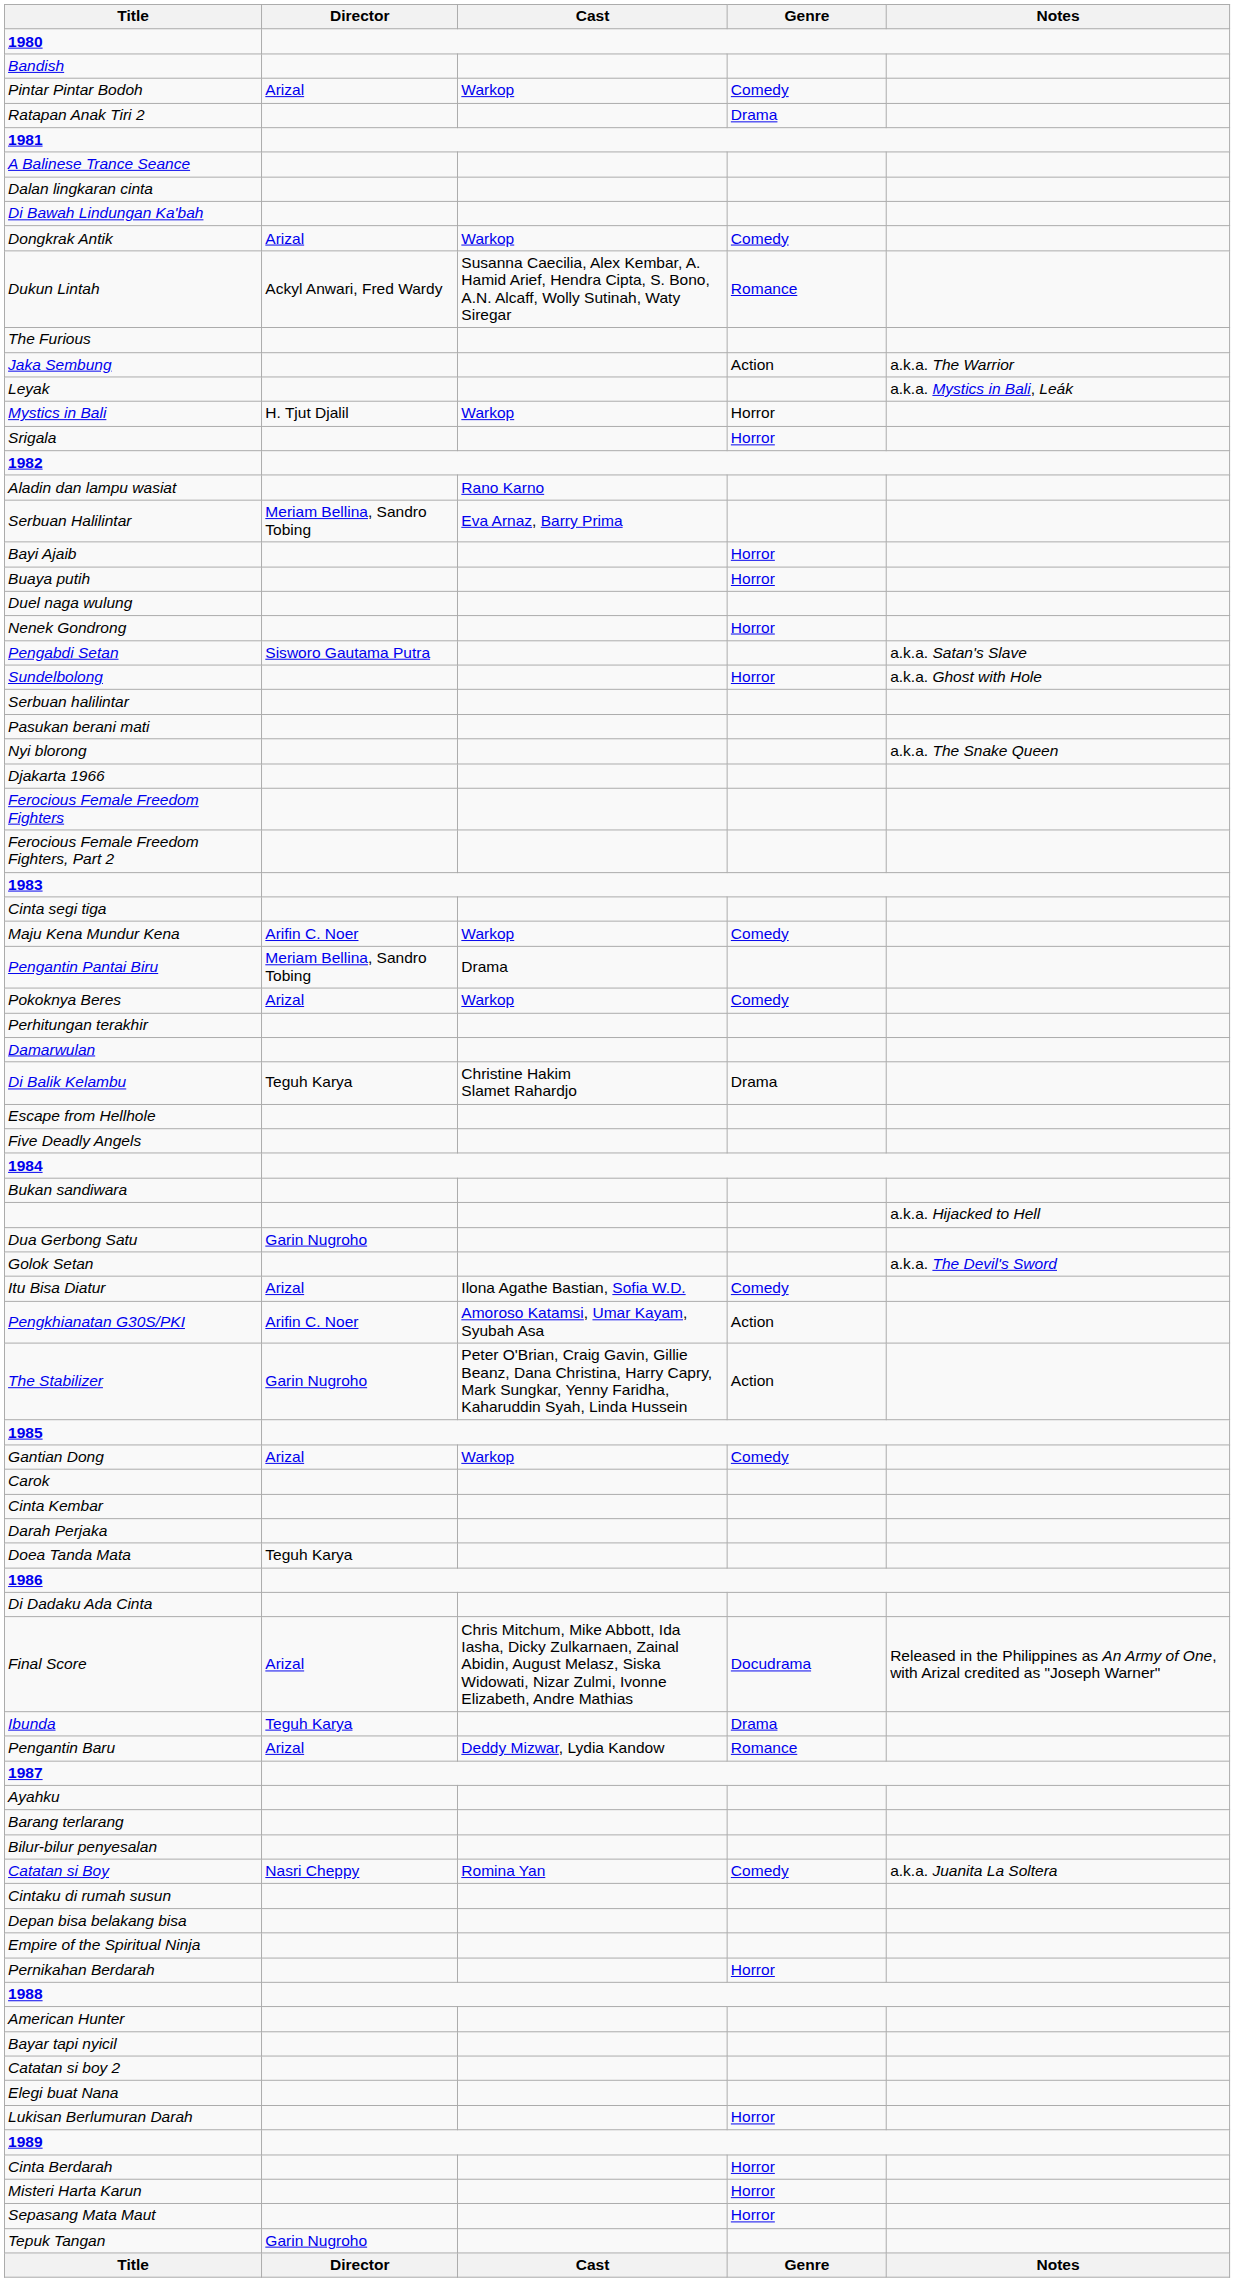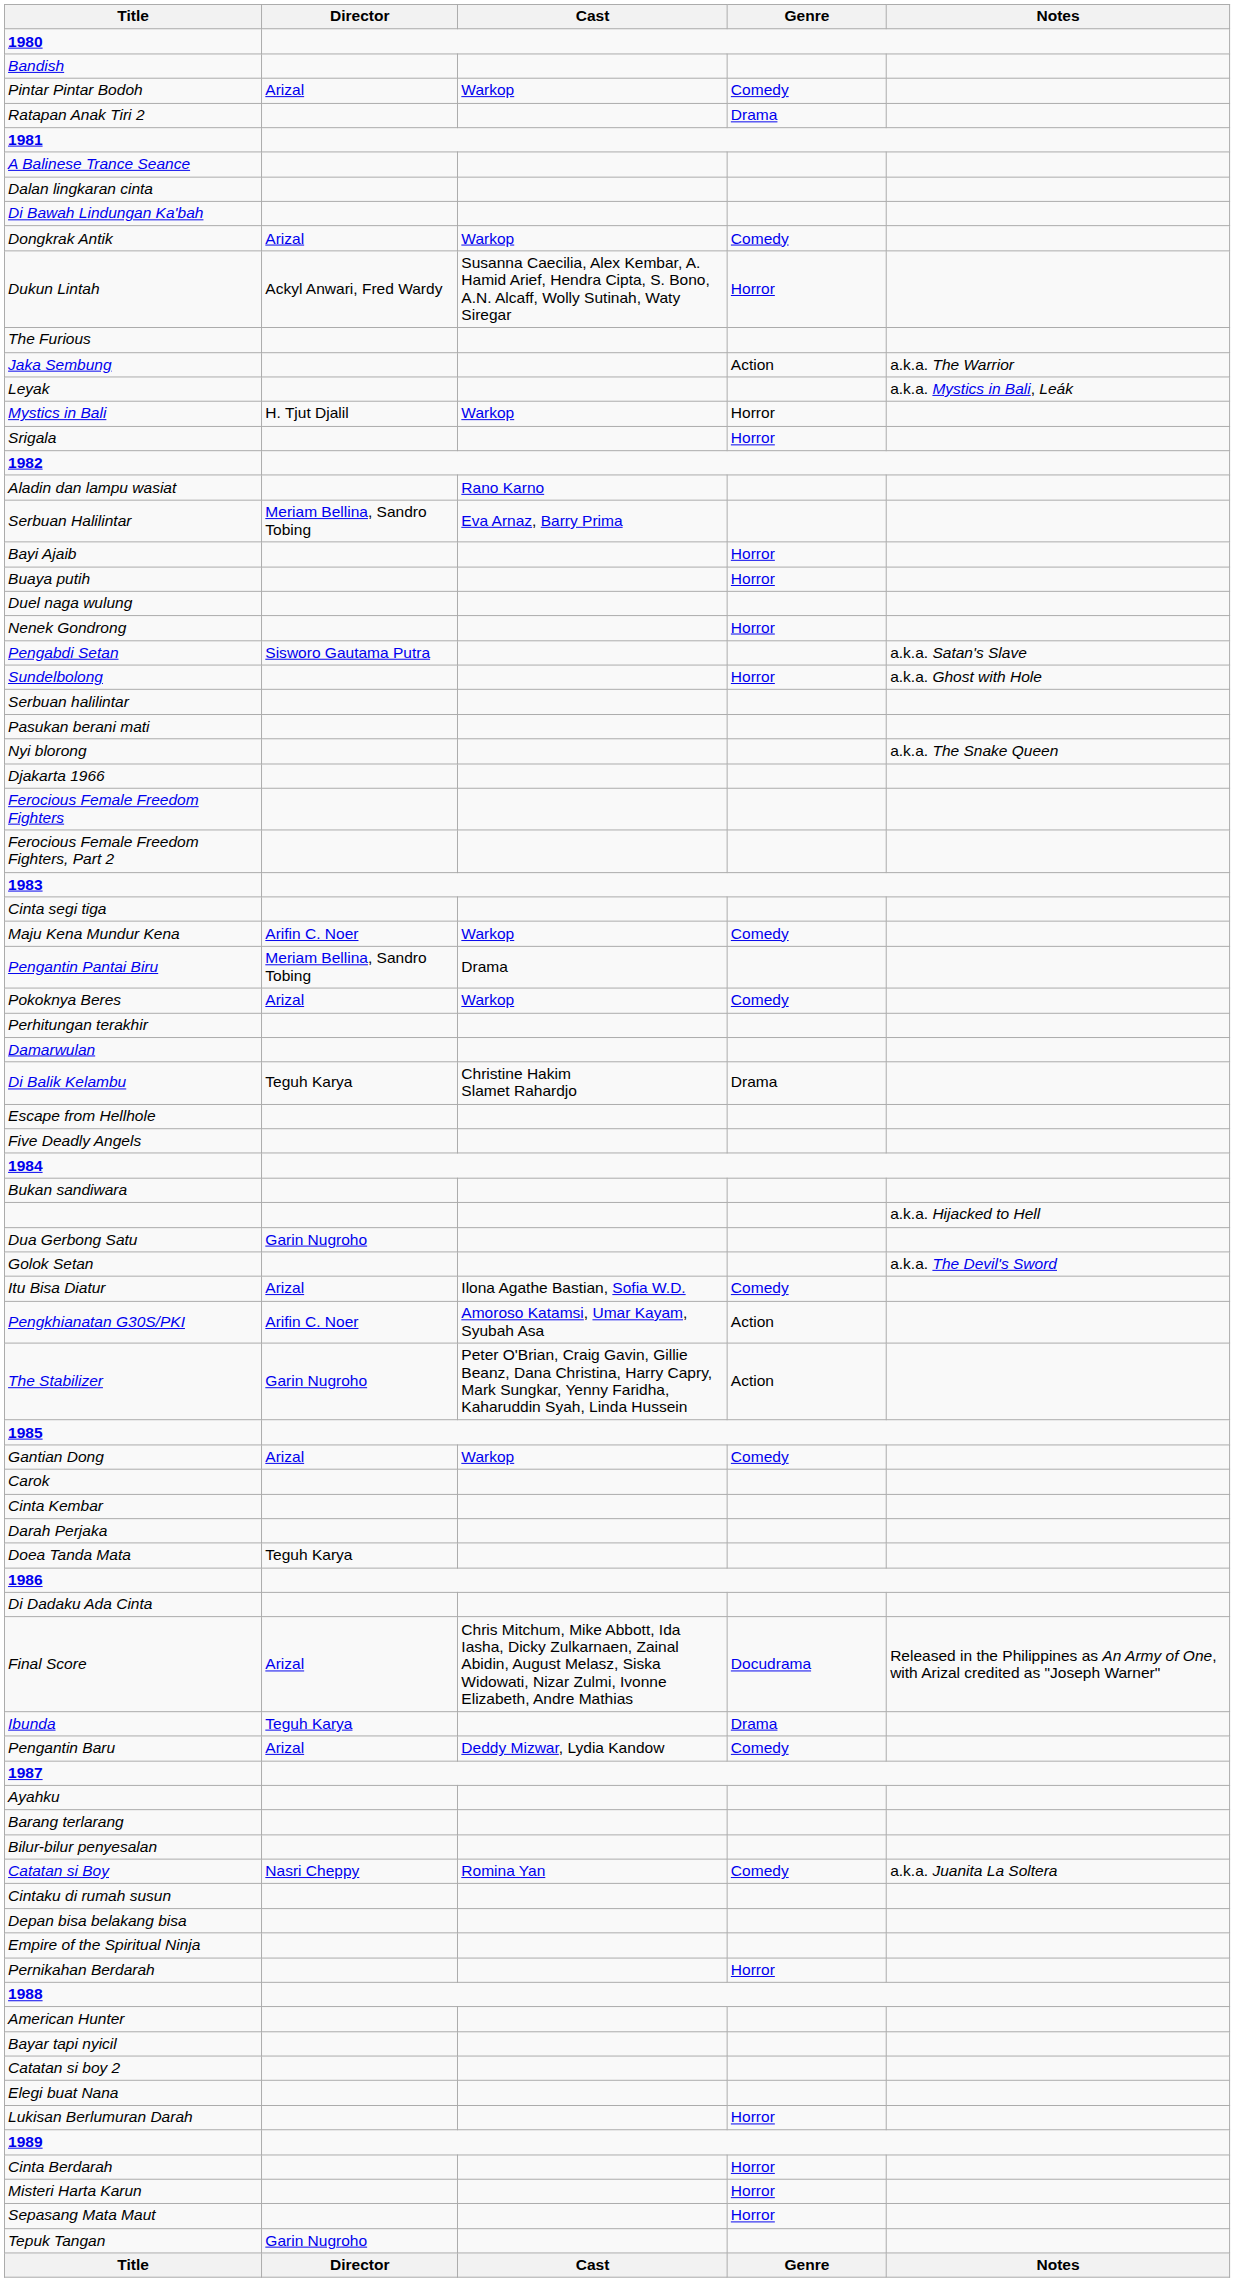(764, 289) Romance -> (753, 289) Horror
(764, 1748) Romance -> (760, 1748) Comedy
